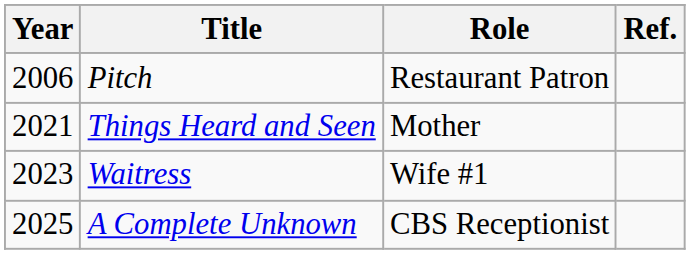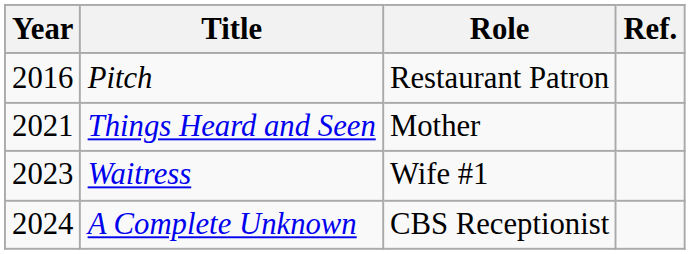(43, 77) 2006 -> (43, 77) 2016
(43, 223) 2025 -> (43, 223) 2024
